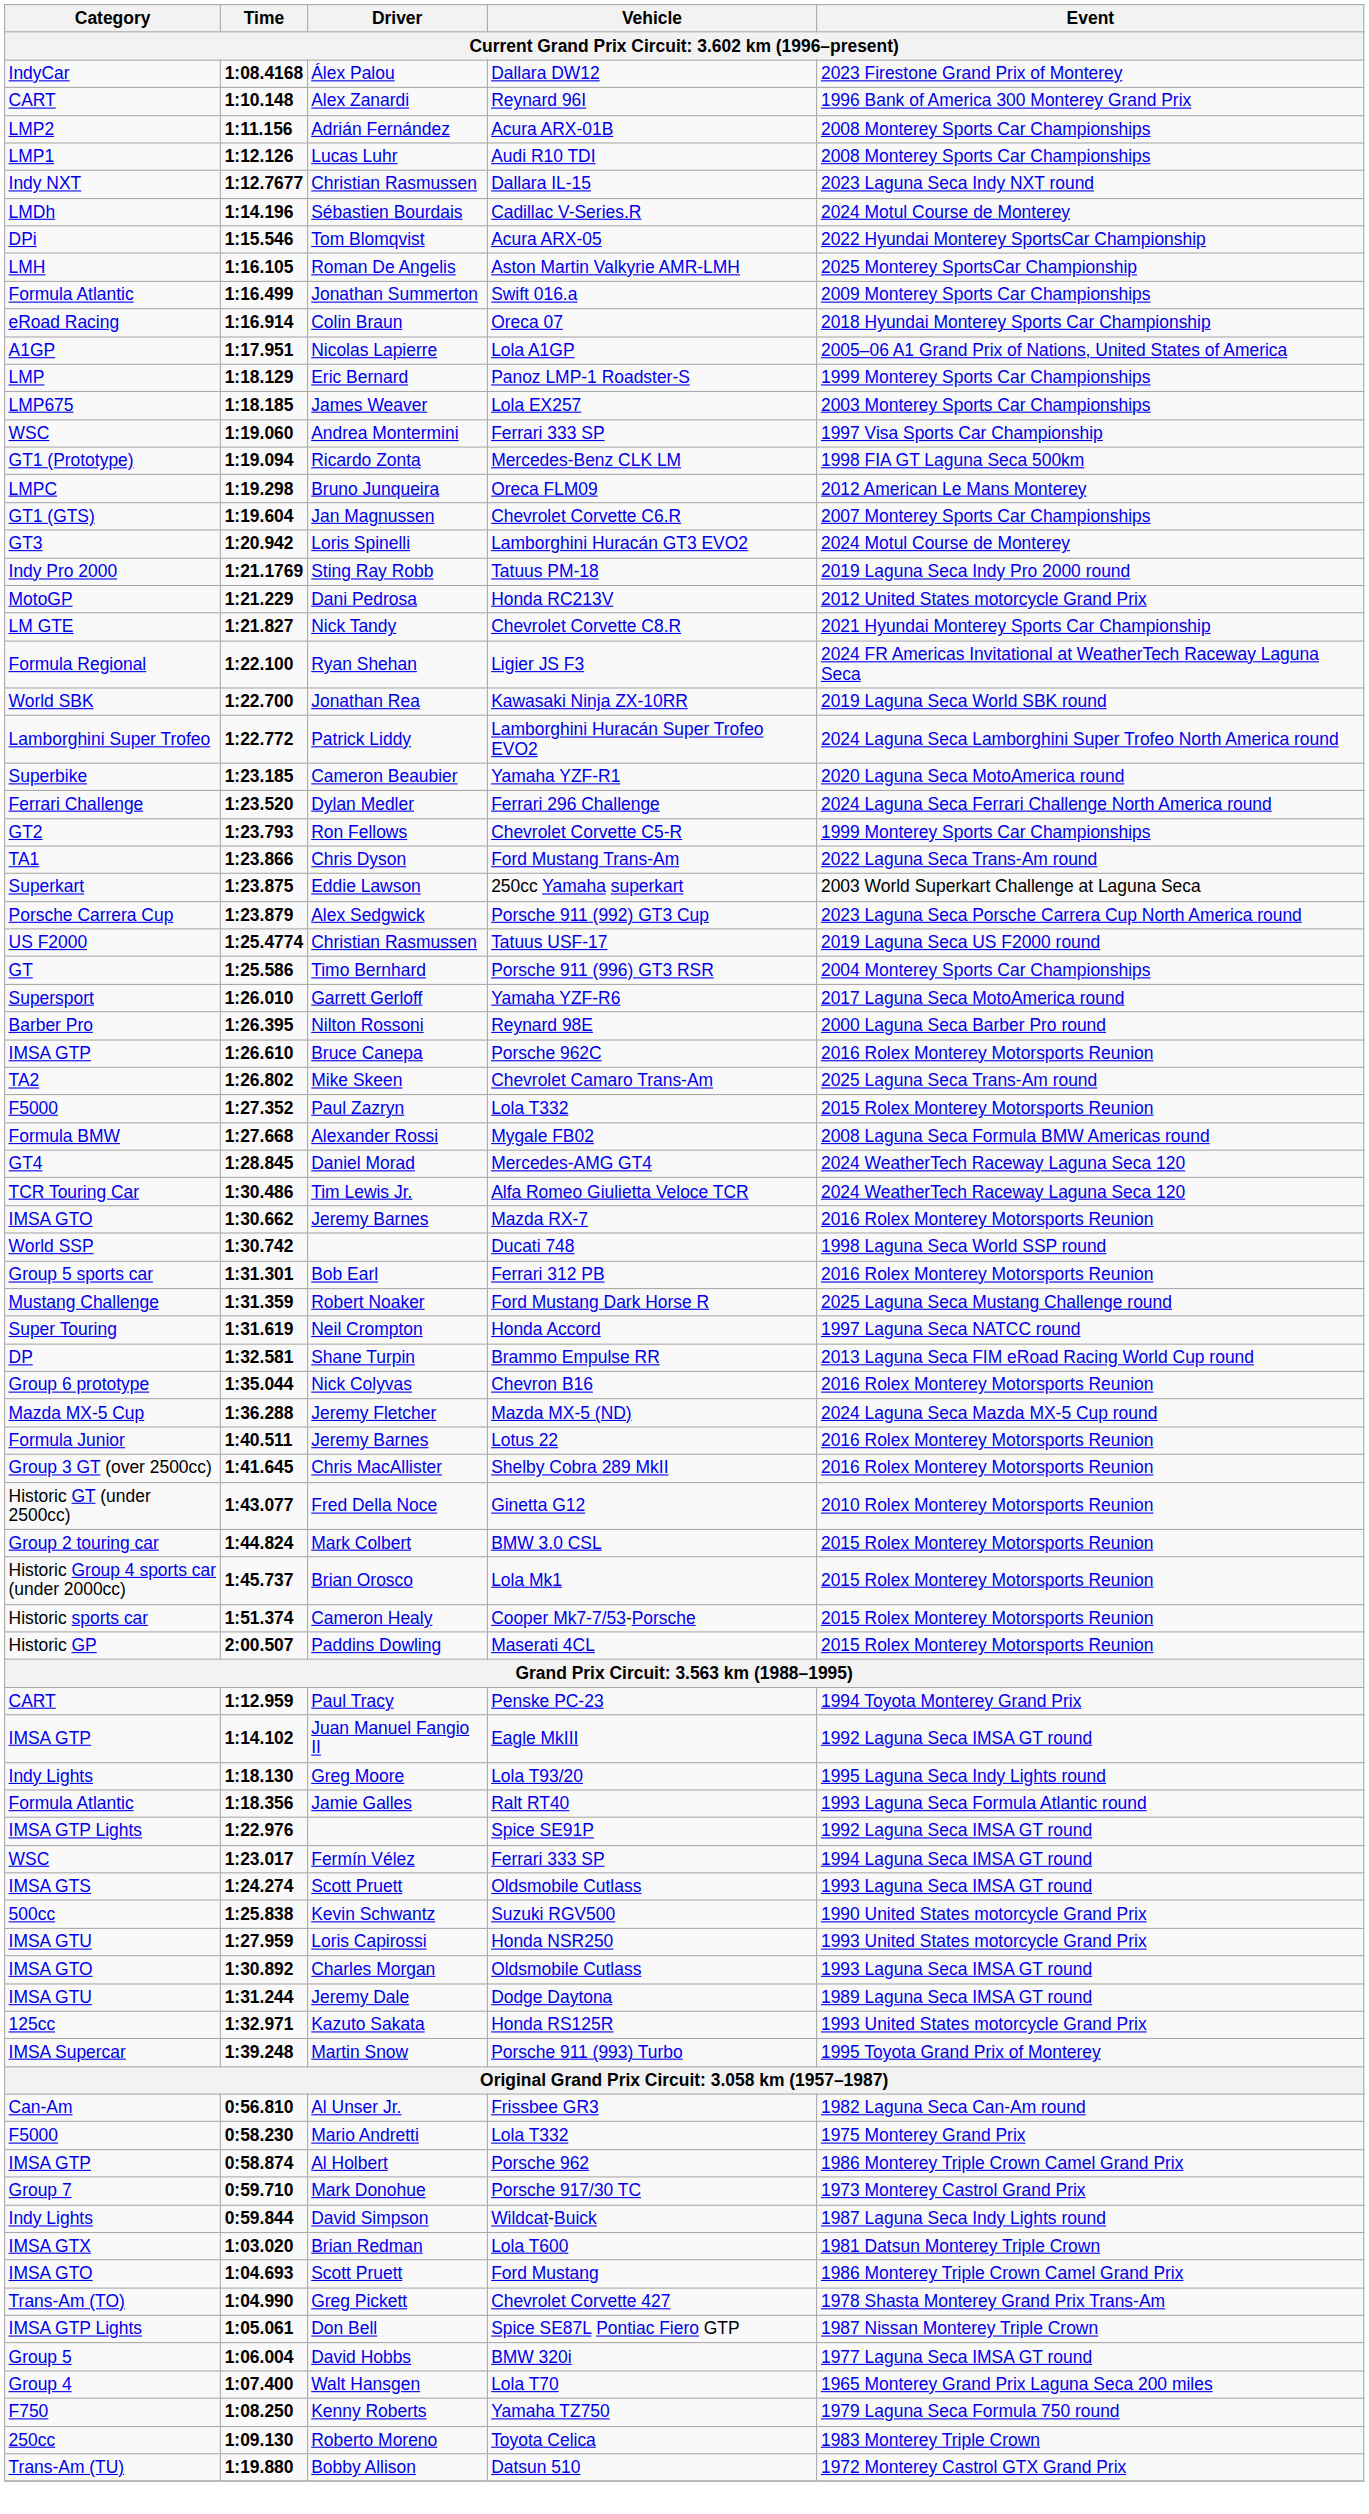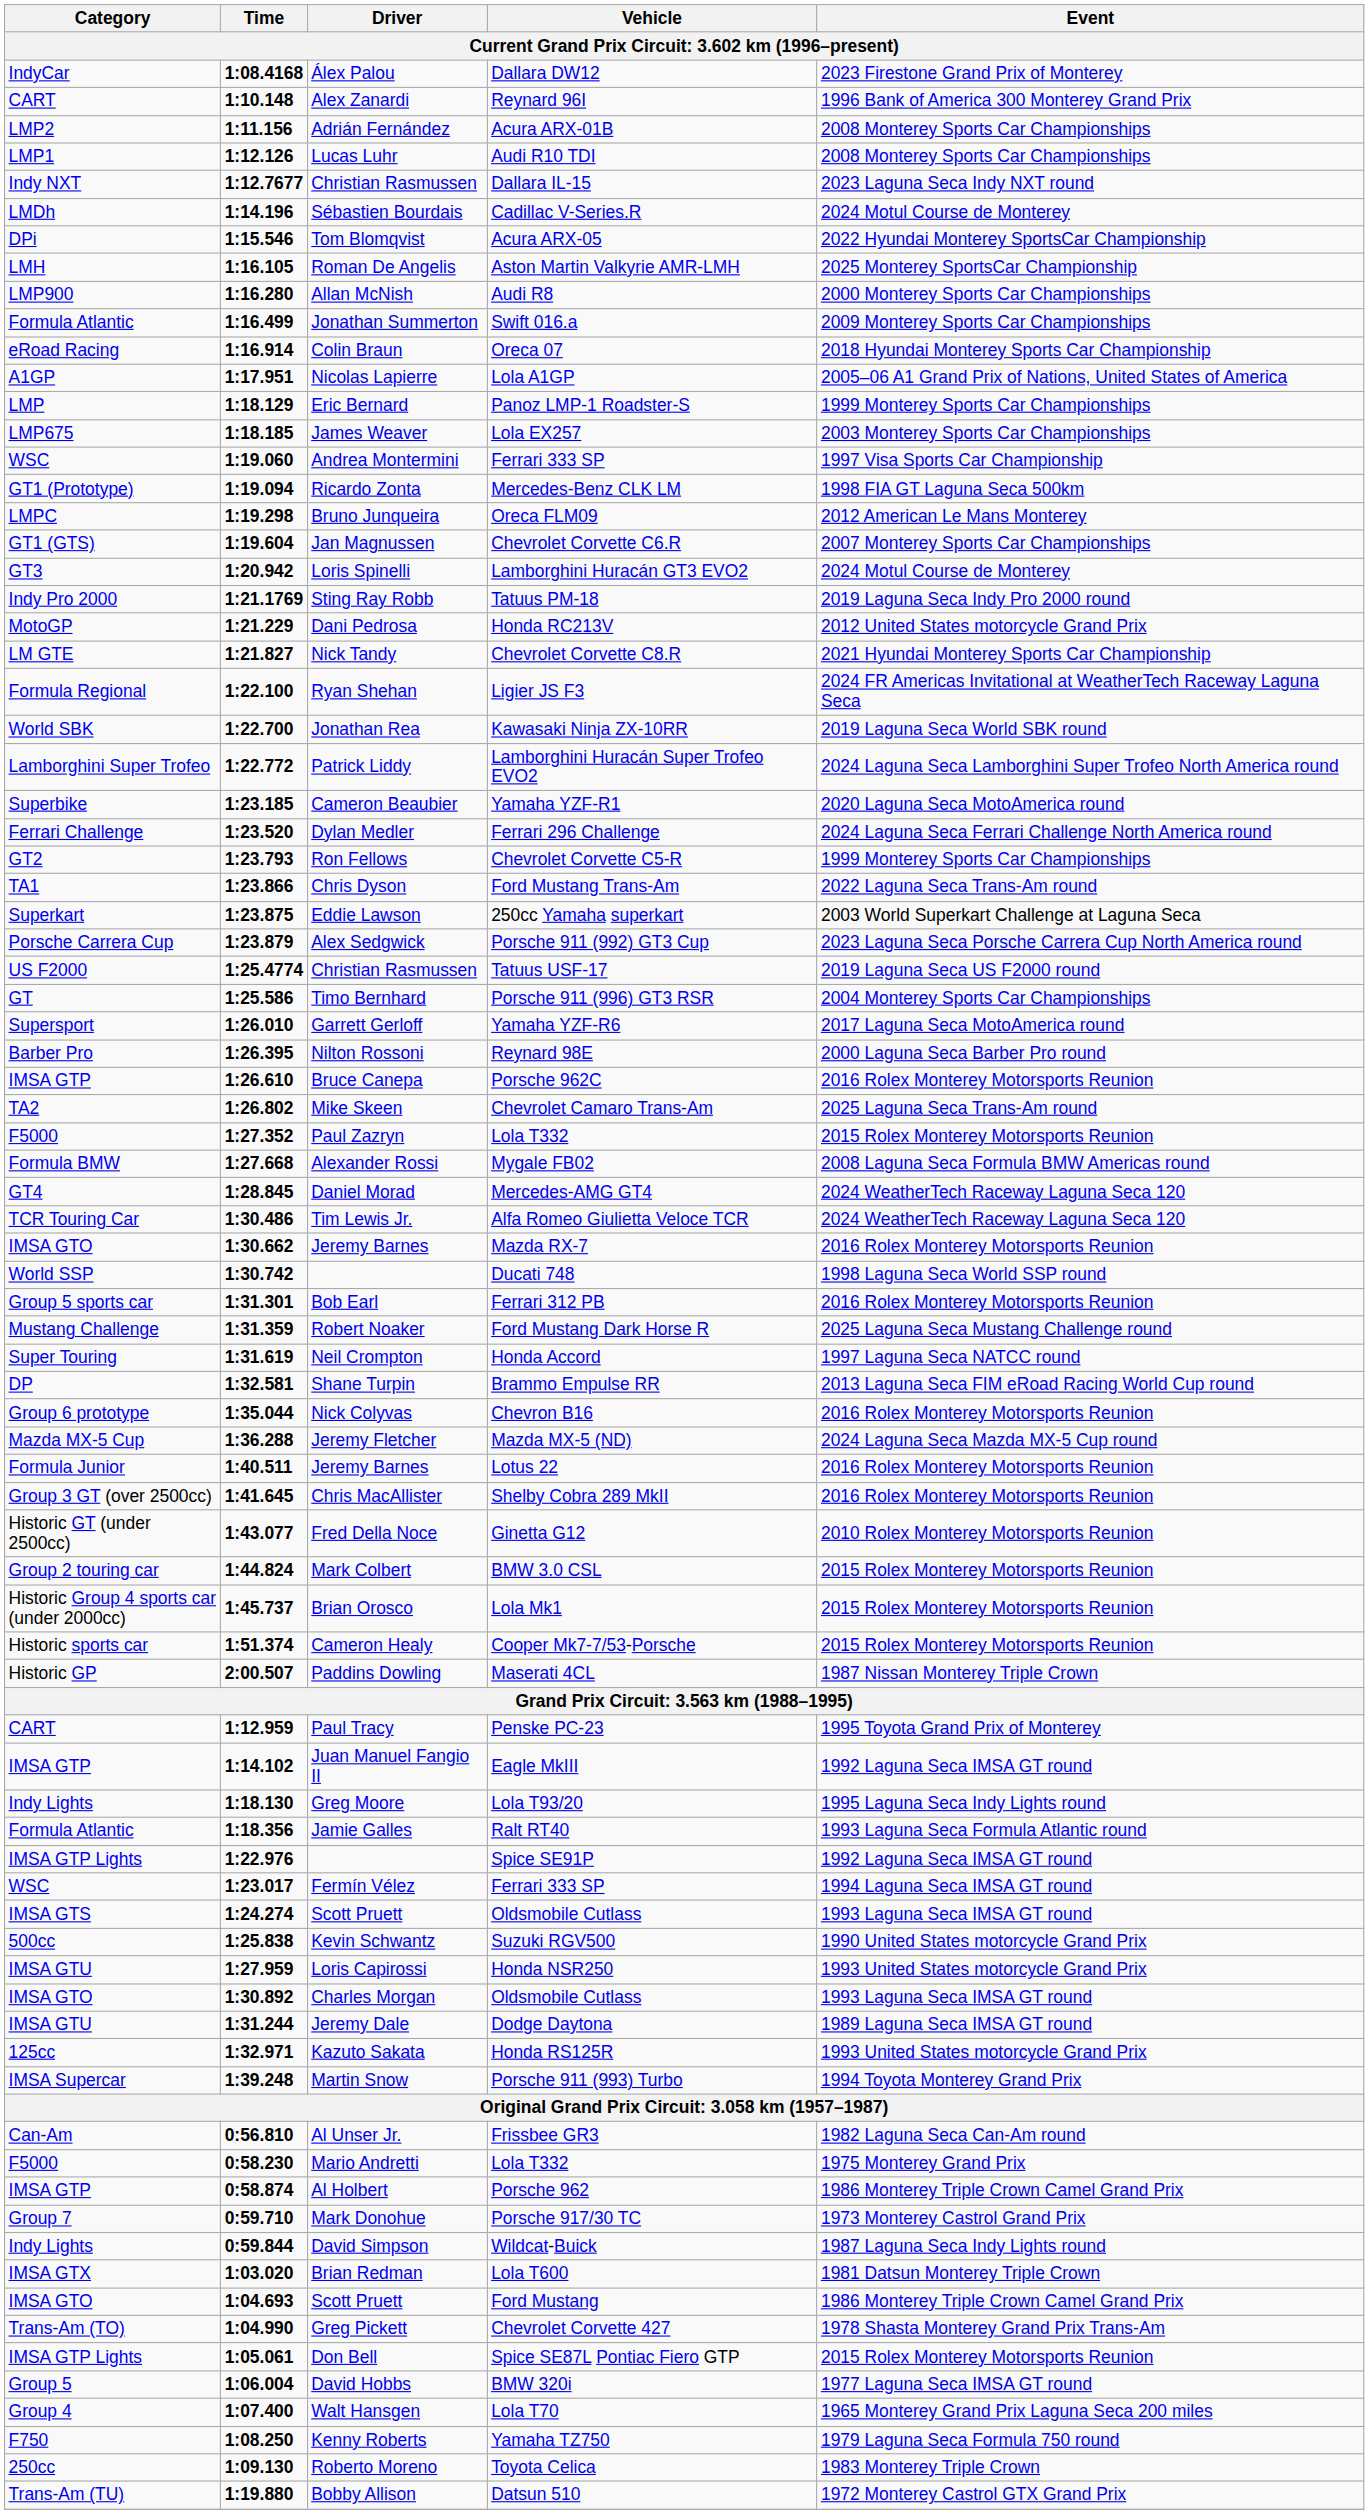+ row: (362, 294)
(987, 1645) 2015 Rolex Monterey Motorsports Reunion -> (960, 1673) 1987 Nissan Monterey Triple Crown
(951, 1701) 1994 Toyota Monterey Grand Prix -> (961, 1728) 1995 Toyota Grand Prix of Monterey
(961, 2052) 1995 Toyota Grand Prix of Monterey -> (951, 2080) 1994 Toyota Monterey Grand Prix
(960, 2329) 1987 Nissan Monterey Triple Crown -> (987, 2356) 2015 Rolex Monterey Motorsports Reunion
